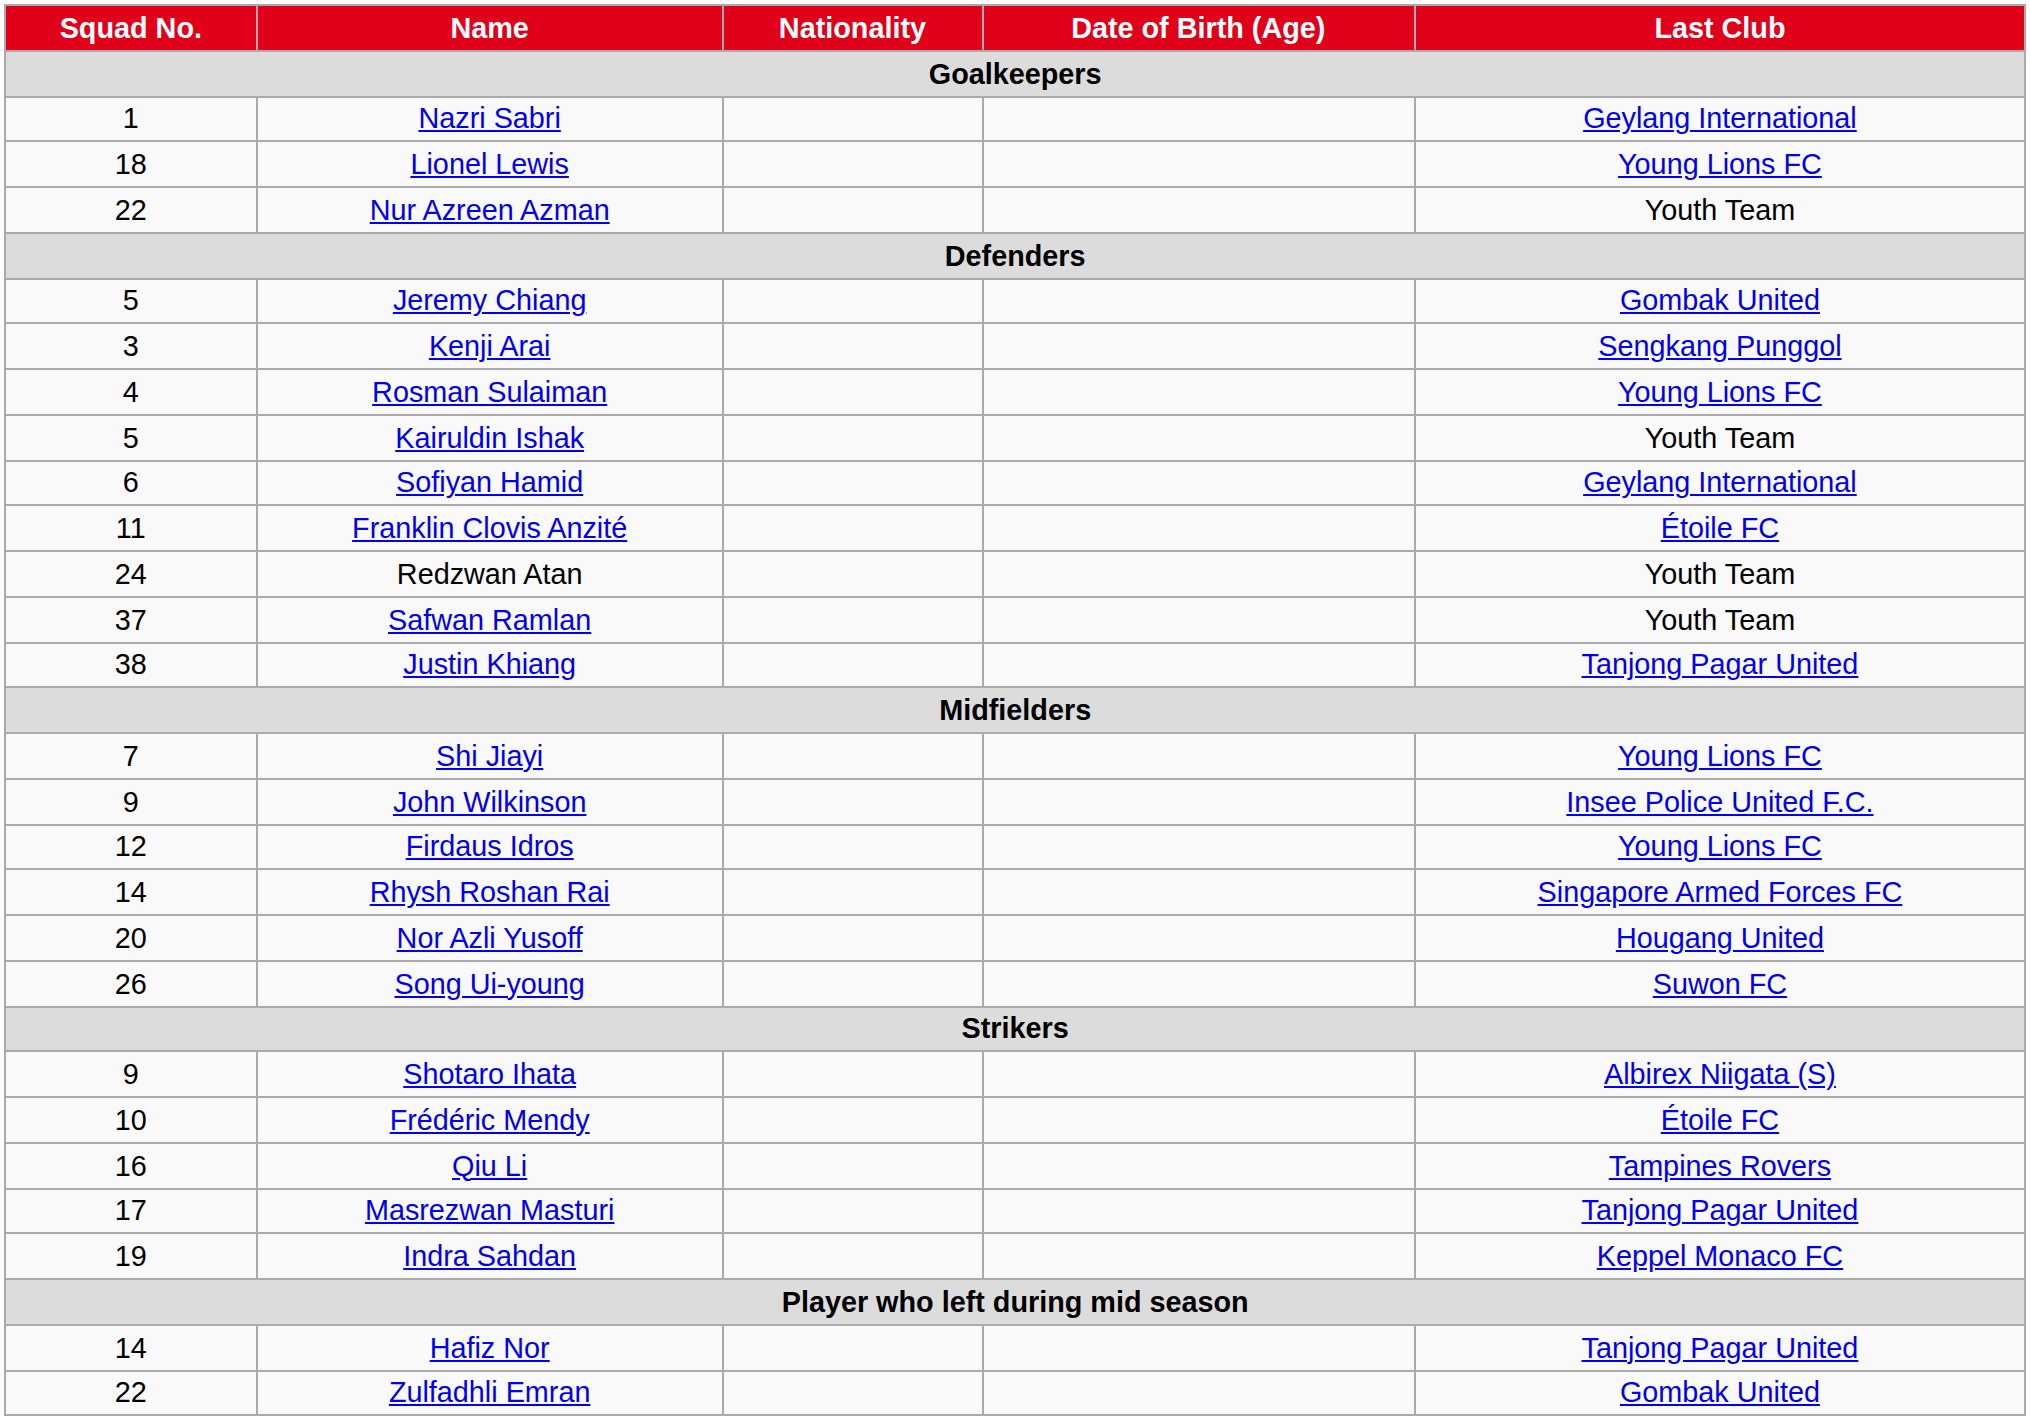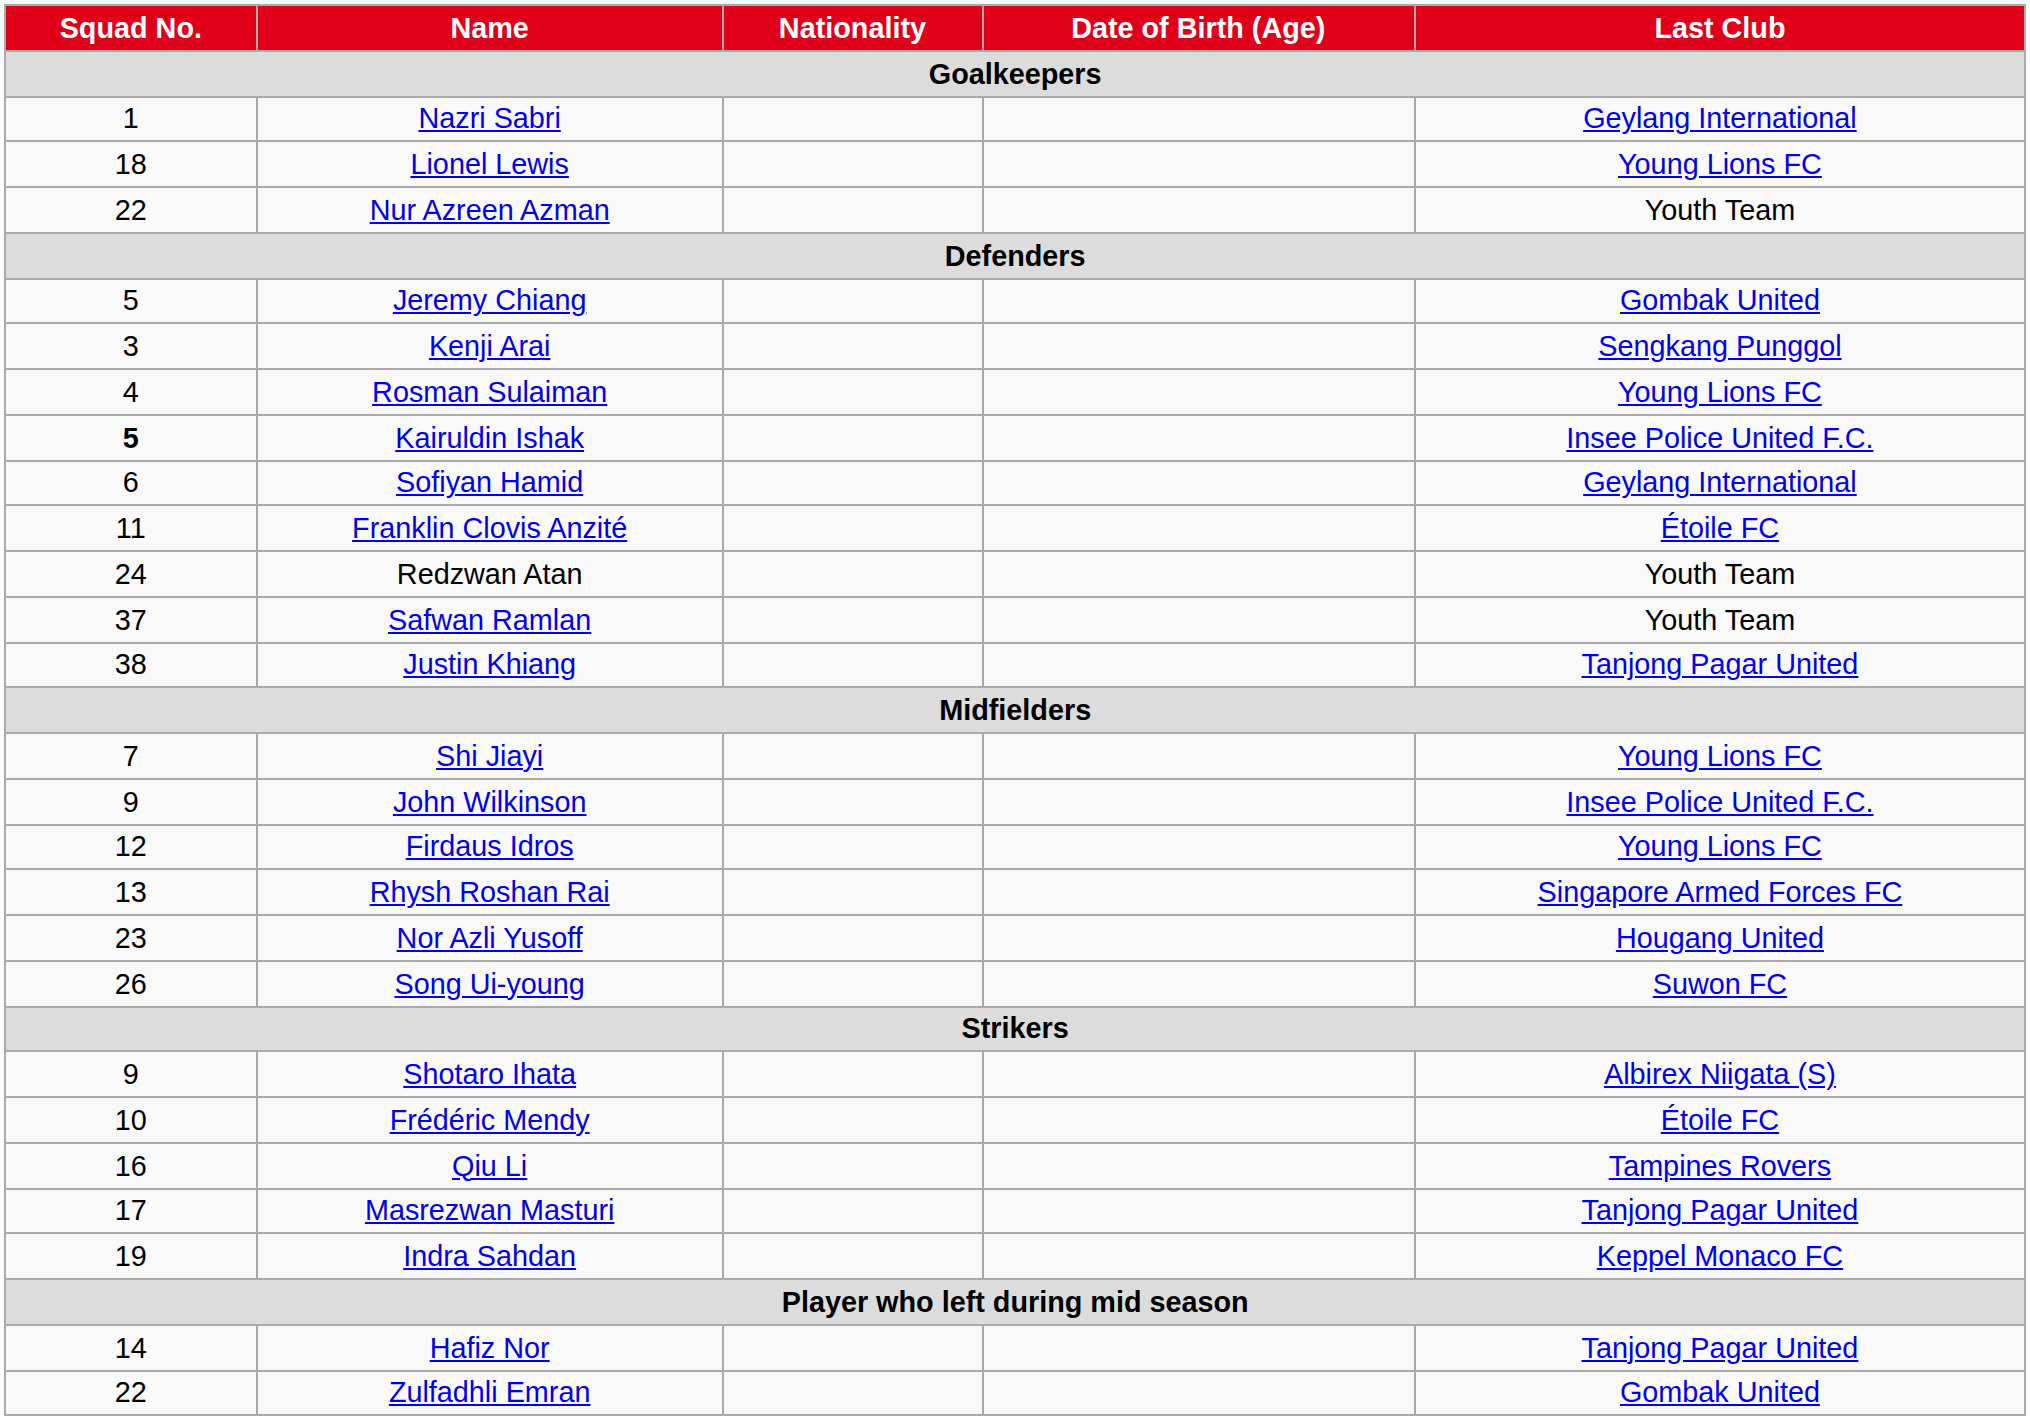(131, 438) normal -> (131, 438) bold
(1720, 438) Youth Team -> (1720, 438) Insee Police United F.C.
(131, 893) 14 -> (131, 893) 13
(131, 938) 20 -> (131, 938) 23
